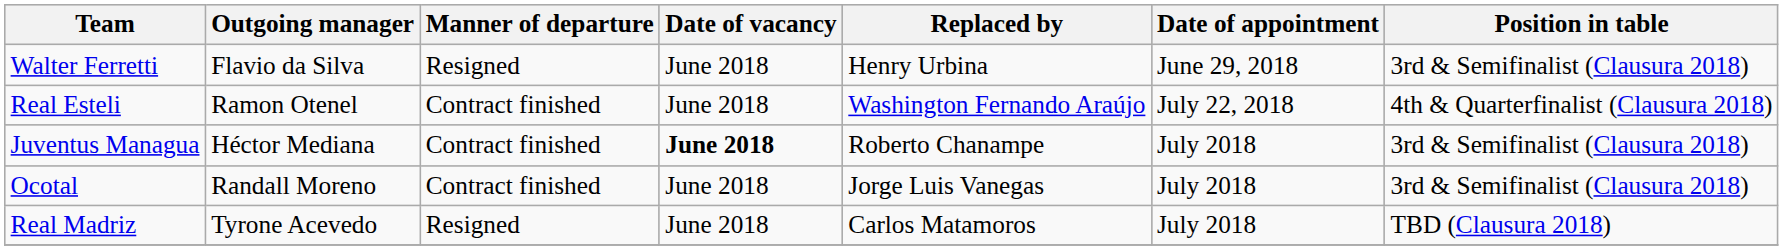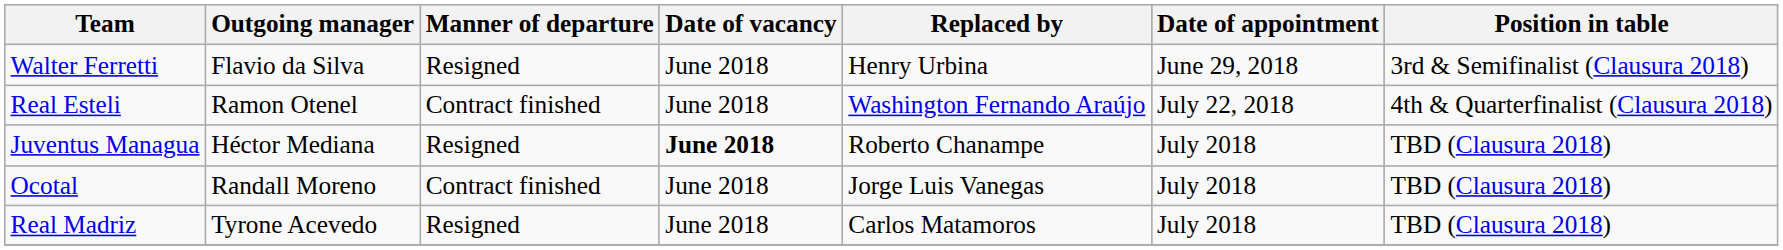(513, 144) Contract finished -> (473, 144) Resigned
(1570, 144) 3rd & Semifinalist (Clausura 2018) -> (1501, 144) TBD (Clausura 2018)
(1570, 184) 3rd & Semifinalist (Clausura 2018) -> (1501, 184) TBD (Clausura 2018)
